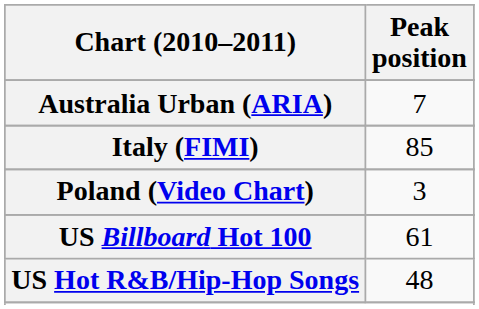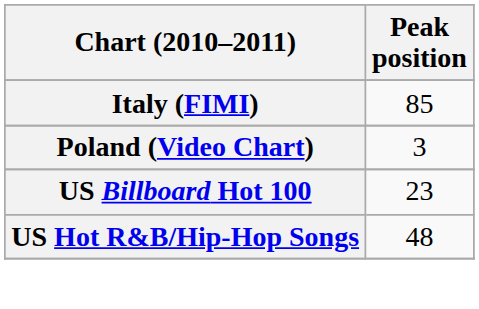- row: (185, 102)
(419, 235) 61 -> (419, 191) 23
